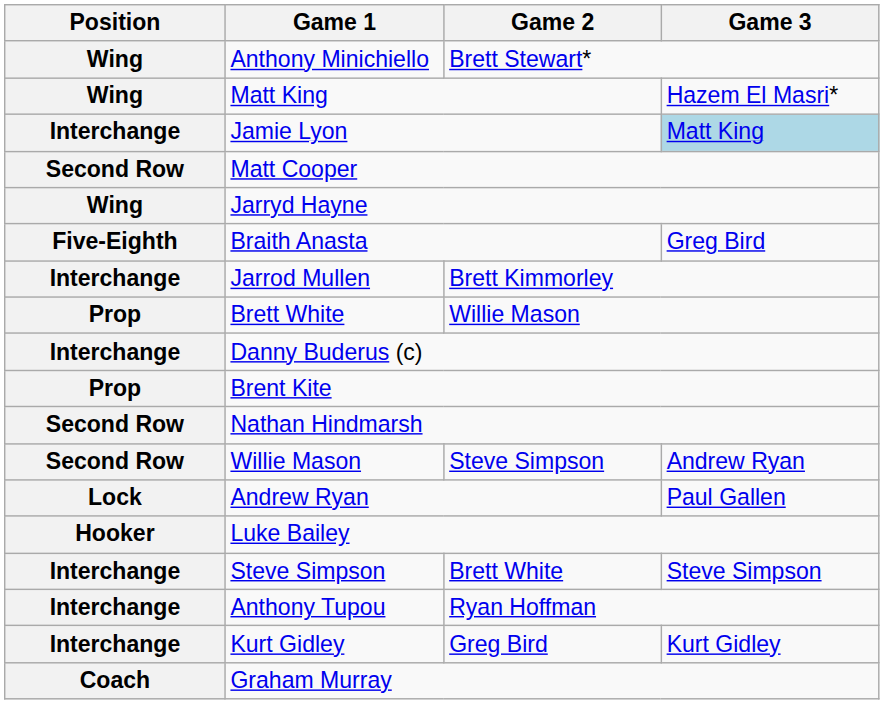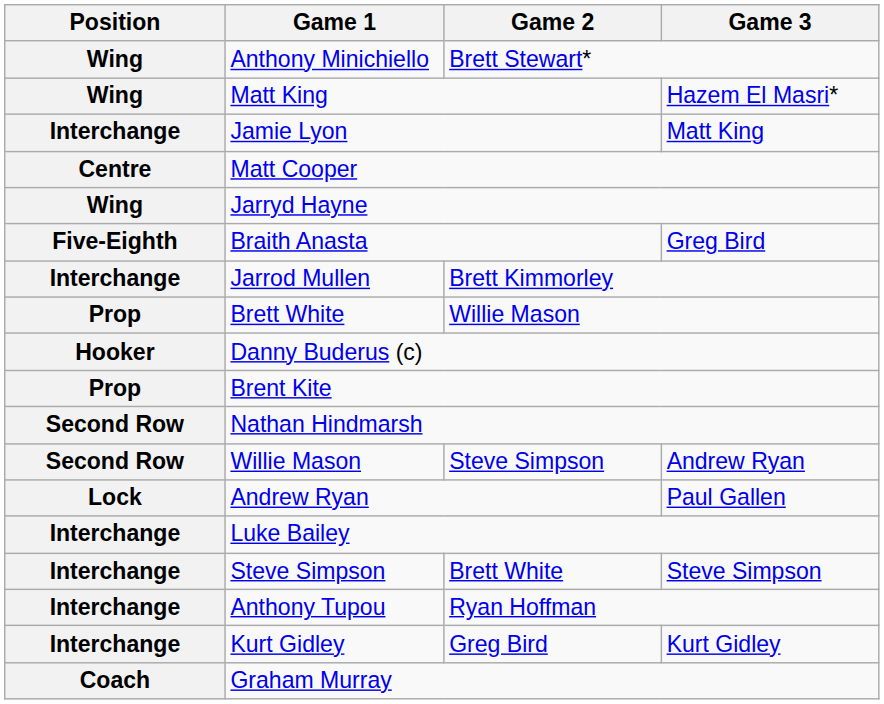(715, 132) lightblue background -> (715, 132) no background
(115, 168) Second Row -> (115, 168) Centre
(115, 351) Interchange -> (115, 351) Hooker
(115, 534) Hooker -> (115, 534) Interchange
